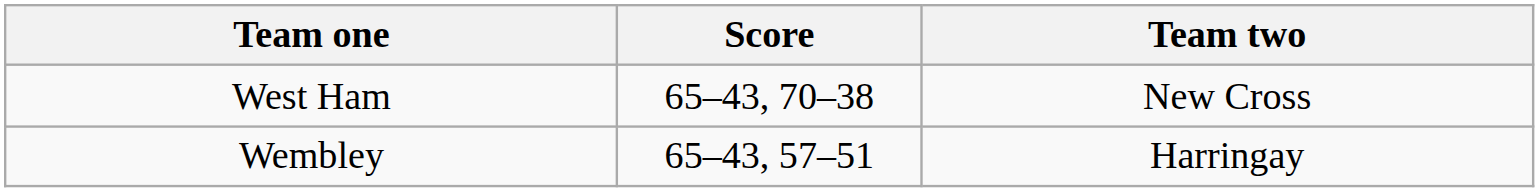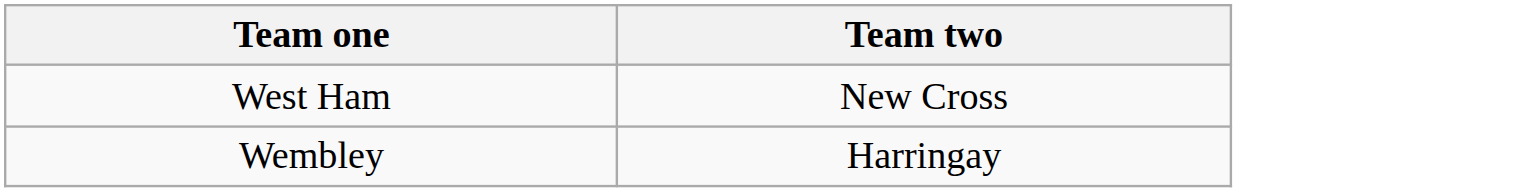- column: (769, 34)
